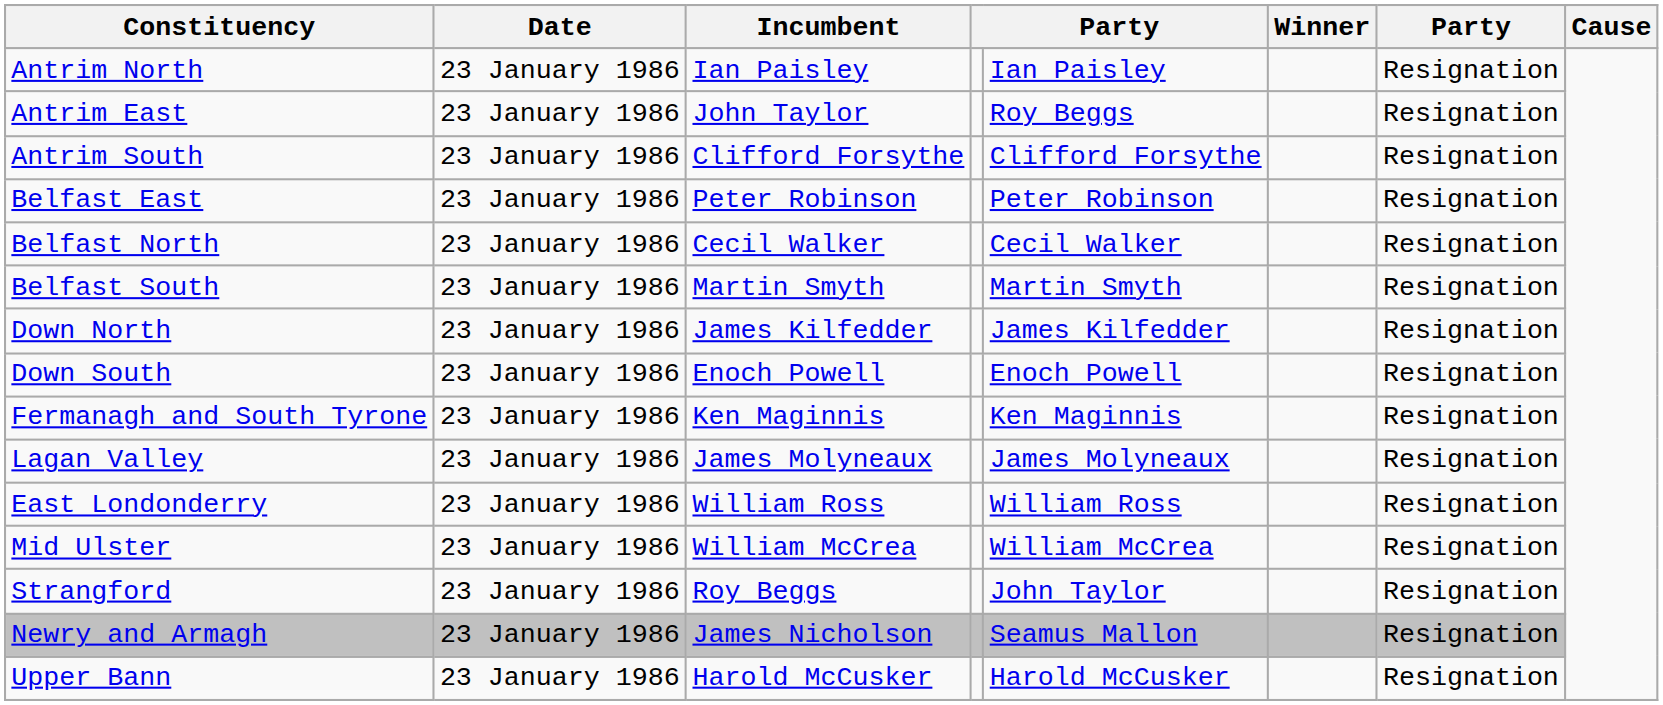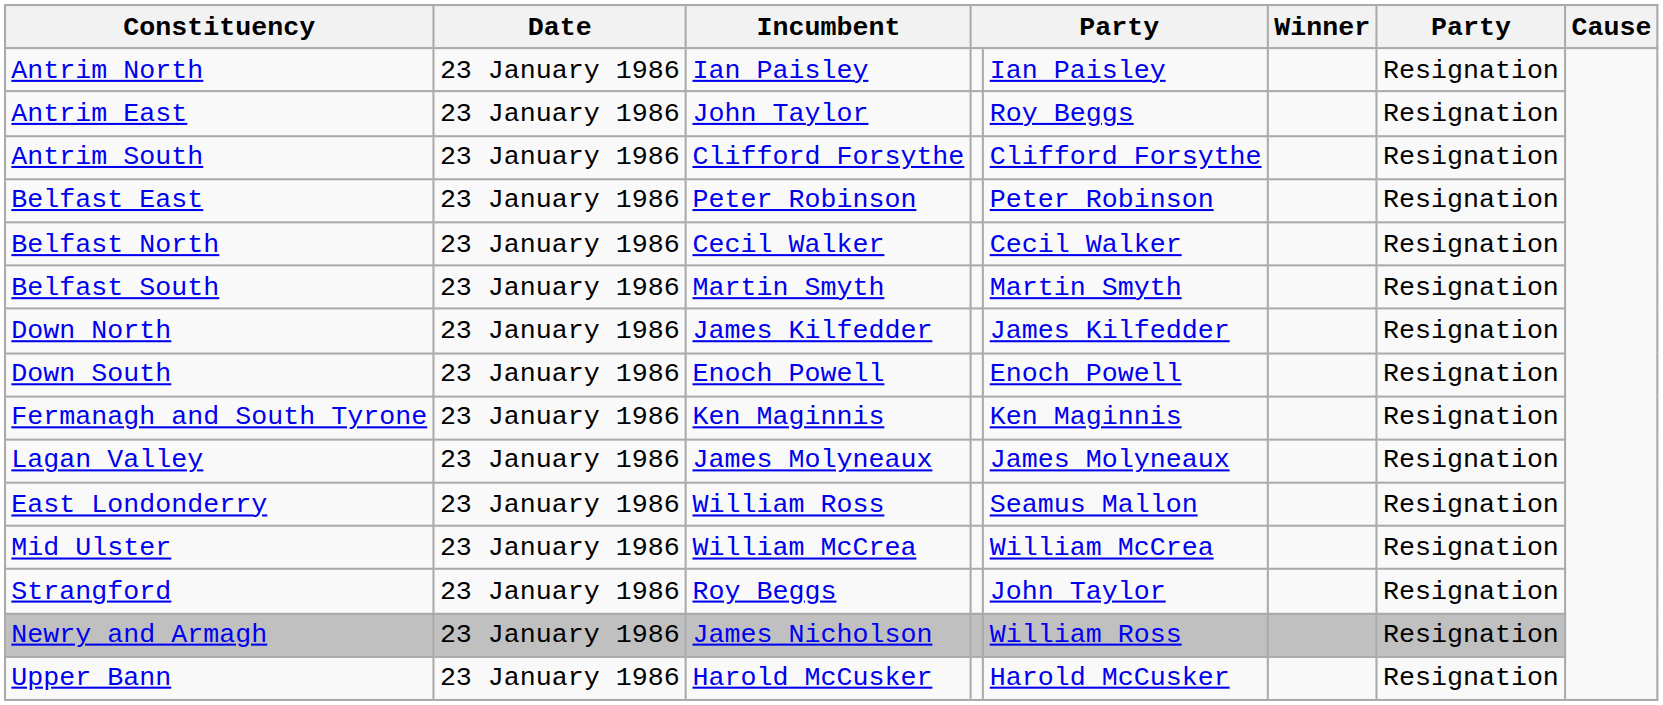(1086, 505) William Ross -> (1094, 505) Seamus Mallon
(1094, 635) Seamus Mallon -> (1086, 635) William Ross
